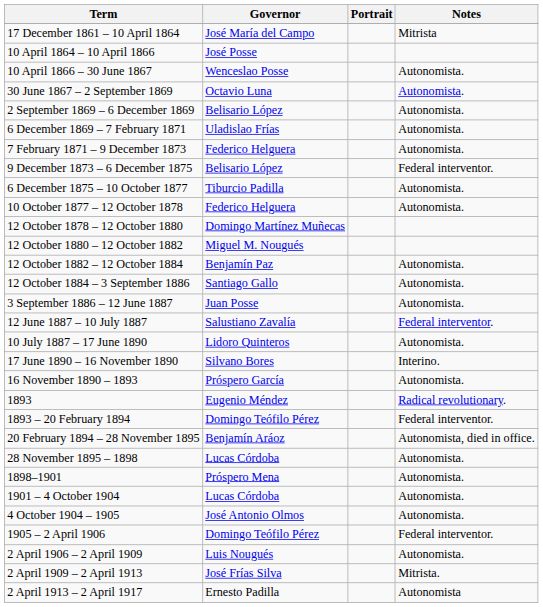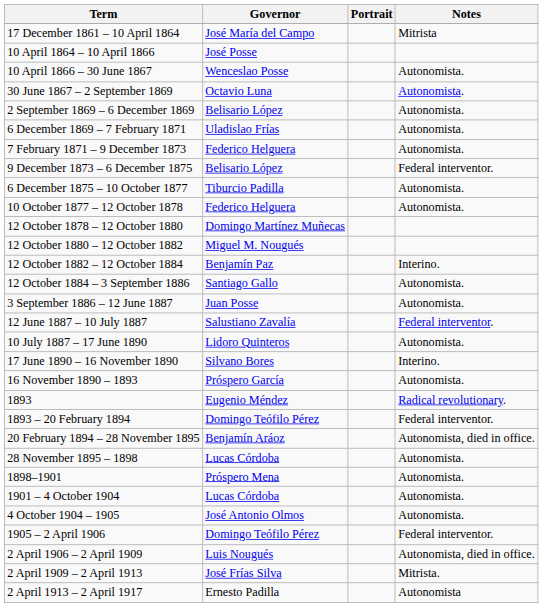(431, 264) Autonomista. -> (419, 264) Interino.
(431, 554) Autonomista. -> (466, 554) Autonomista, died in office.
